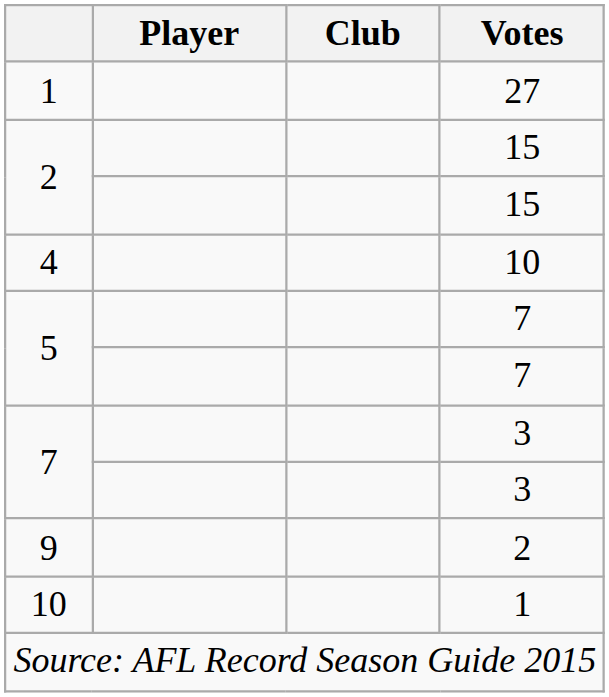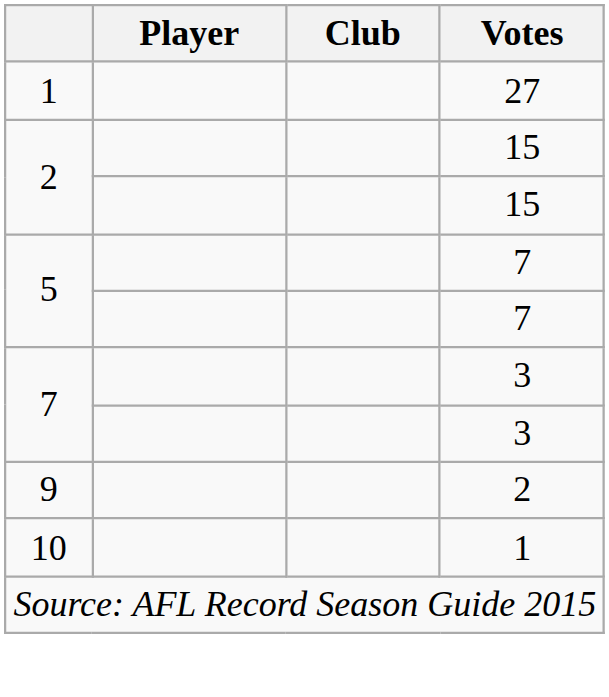- row: (49, 261)
